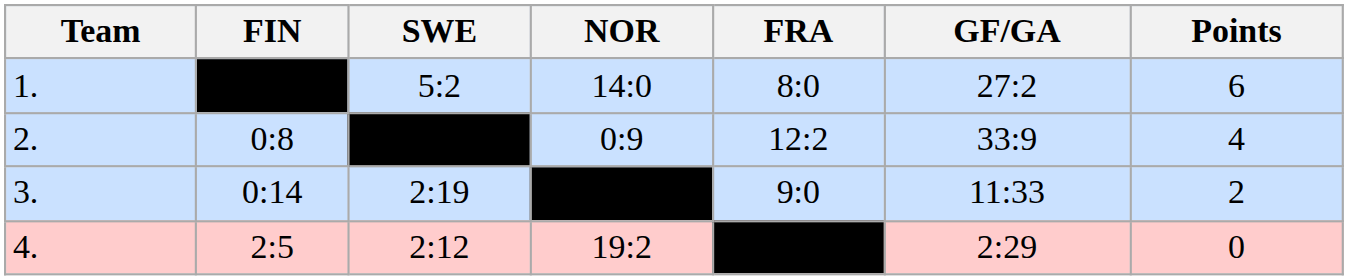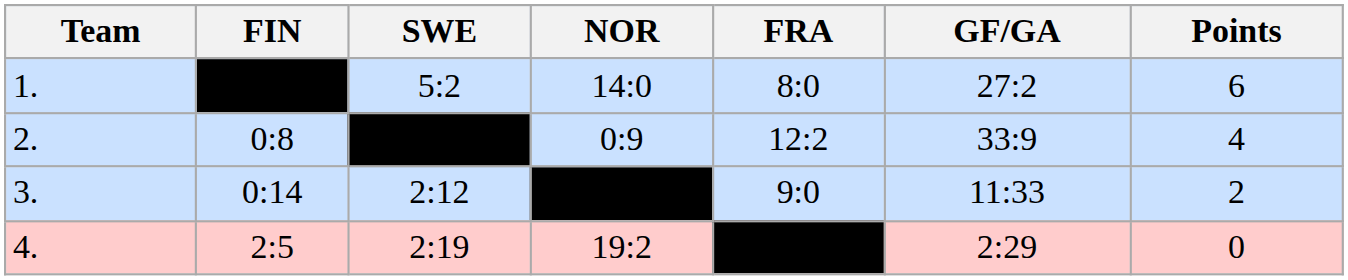(439, 192) 2:19 -> (439, 192) 2:12
(439, 246) 2:12 -> (439, 246) 2:19
